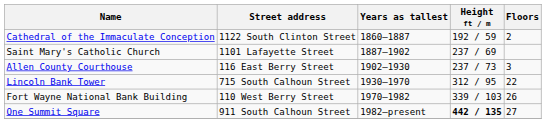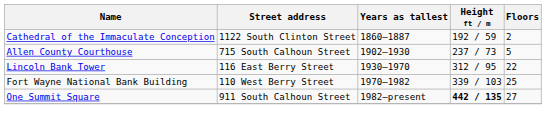- row: (83, 52)
(277, 67) 116 East Berry Street -> (285, 52) 715 South Calhoun Street
(509, 67) 3 -> (509, 52) 5
(285, 82) 715 South Calhoun Street -> (277, 67) 116 East Berry Street
(511, 96) 26 -> (511, 82) 25
